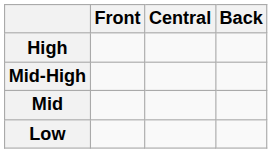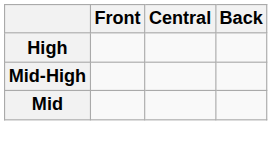- row: (47, 133)
